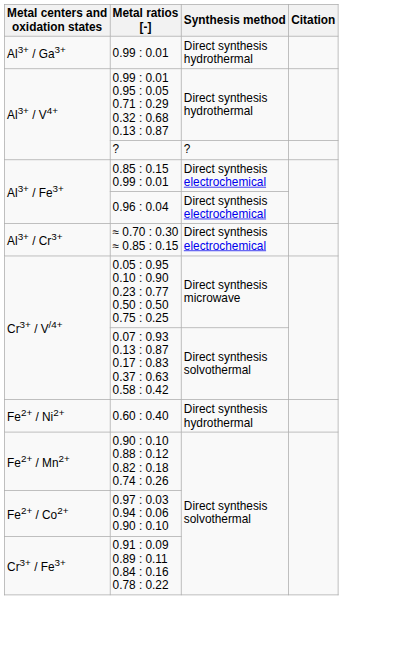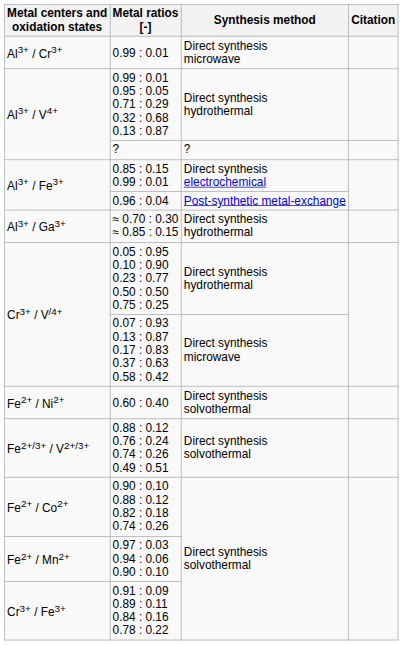(36, 52) Al3+ / Ga3+ -> (35, 52) Al3+ / Cr3+
(226, 52) Direct synthesis hydrothermal -> (226, 52) Direct synthesis microwave
(226, 207) Direct synthesis electrochemical -> (265, 201) Post-synthetic metal-exchange
(35, 239) Al3+ / Cr3+ -> (36, 226) Al3+ / Ga3+
(226, 239) Direct synthesis electrochemical -> (226, 226) Direct synthesis hydrothermal
(226, 291) Direct synthesis microwave -> (226, 278) Direct synthesis hydrothermal
(226, 363) Direct synthesis solvothermal -> (226, 350) Direct synthesis microwave
(226, 415) Direct synthesis hydrothermal -> (226, 402) Direct synthesis solvothermal
+ row: (141, 448)
(38, 461) Fe2+ / Mn2+ -> (38, 506) Fe2+ / Co2+
(38, 513) Fe2+ / Co2+ -> (38, 558) Fe2+ / Mn2+
